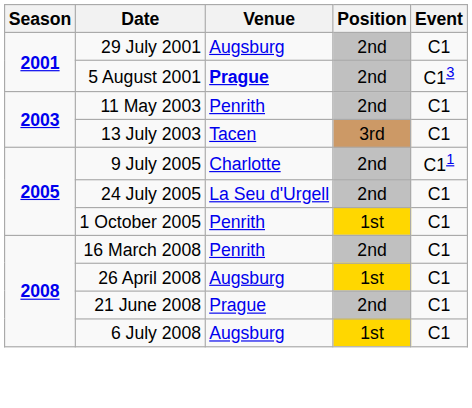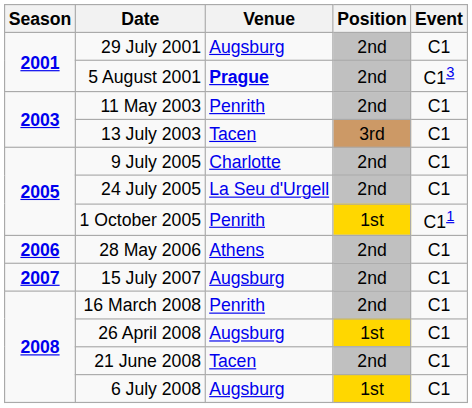(439, 164) C11 -> (439, 162) C1
(439, 221) C1 -> (439, 219) C11
+ row: (150, 249)
+ row: (151, 277)
(238, 305) Prague -> (233, 361) Tacen
